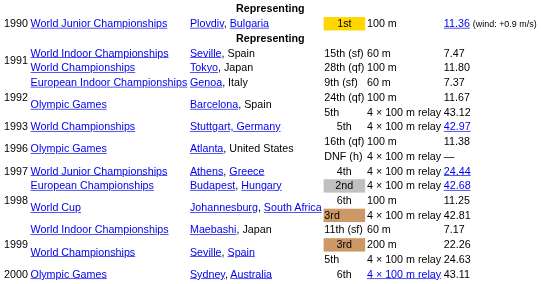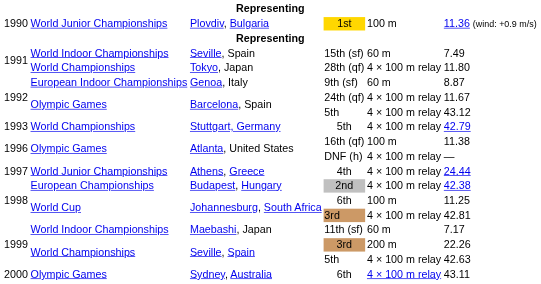(454, 53) 7.47 -> (454, 53) 7.49
(382, 68) 100 m -> (404, 68) 4 × 100 m relay
(454, 82) 7.37 -> (454, 82) 8.87
(382, 97) 100 m -> (404, 97) 4 × 100 m relay
(457, 127) 42.97 -> (457, 127) 42.79
(457, 186) 42.68 -> (457, 186) 42.38
(457, 259) 24.63 -> (457, 259) 42.63
